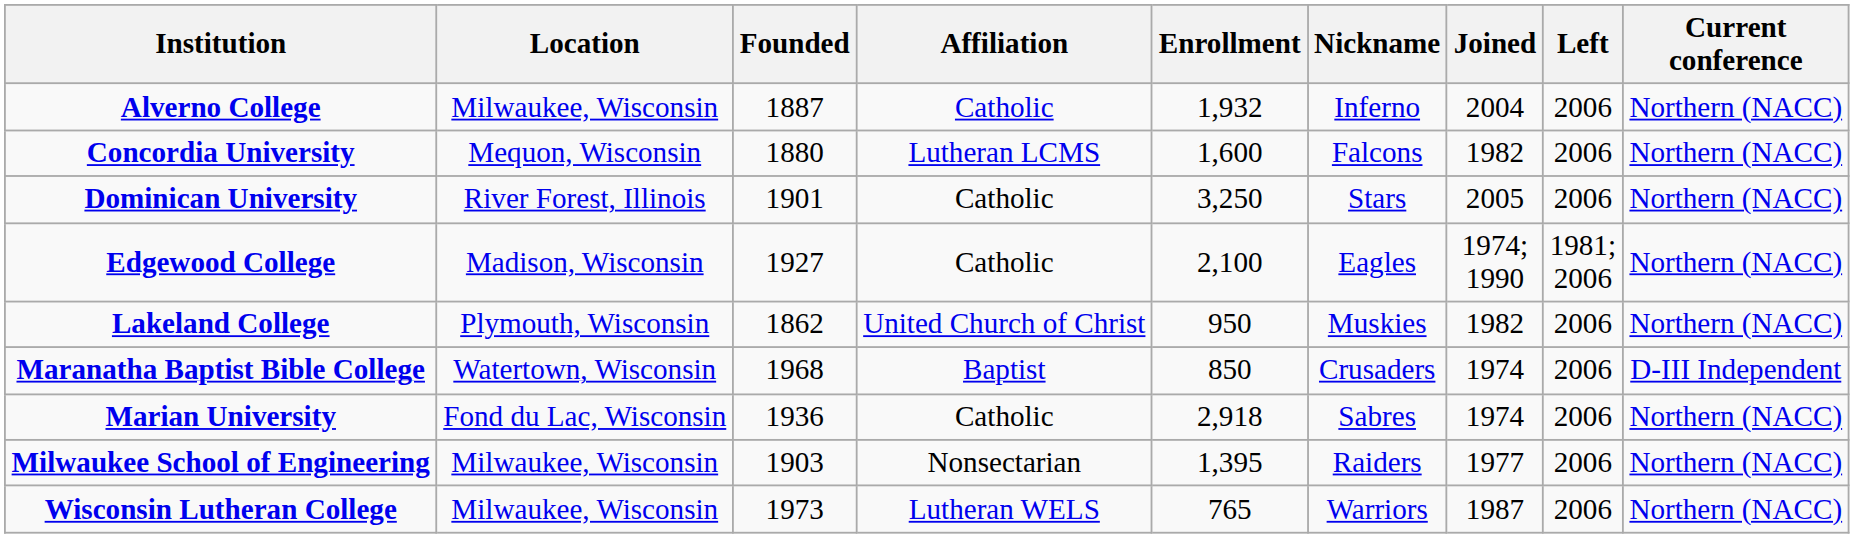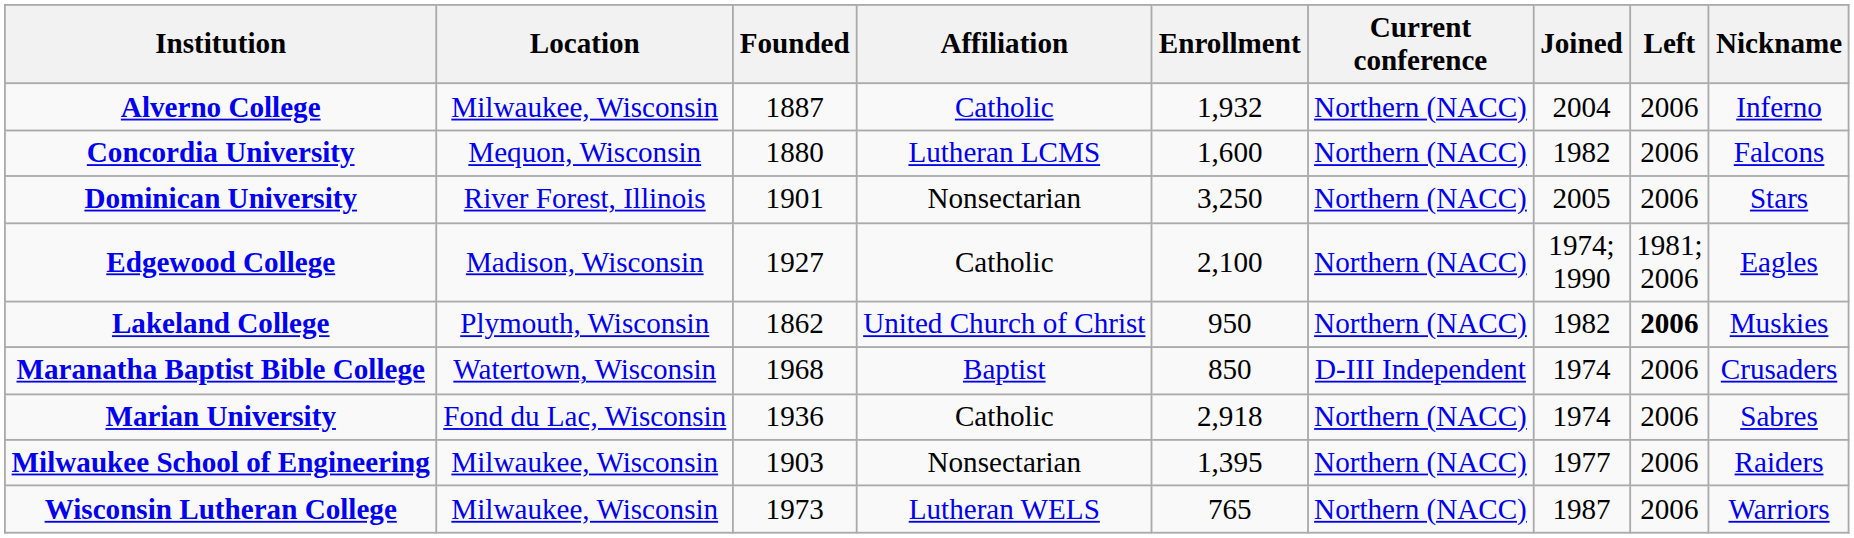columns swapped: (1377, 43) <-> (1736, 43)
(1004, 198) Catholic -> (1004, 198) Nonsectarian
(1583, 324) normal -> (1669, 324) bold
